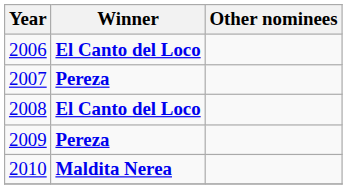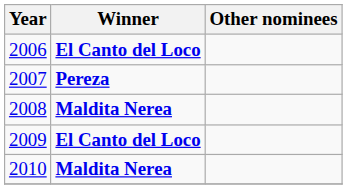(128, 109) El Canto del Loco -> (114, 109) Maldita Nerea
(82, 139) Pereza -> (128, 139) El Canto del Loco
